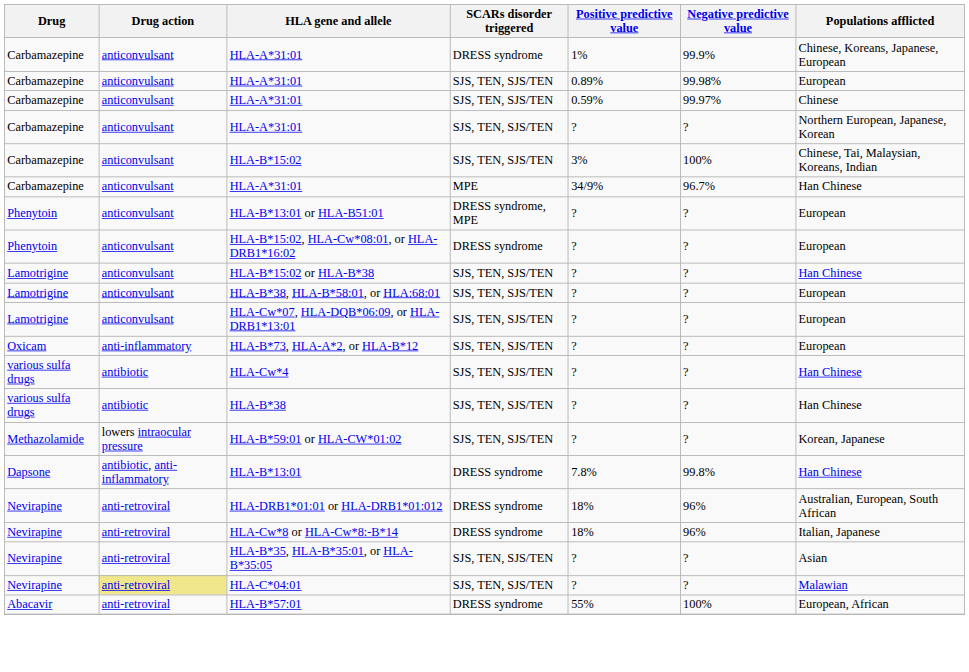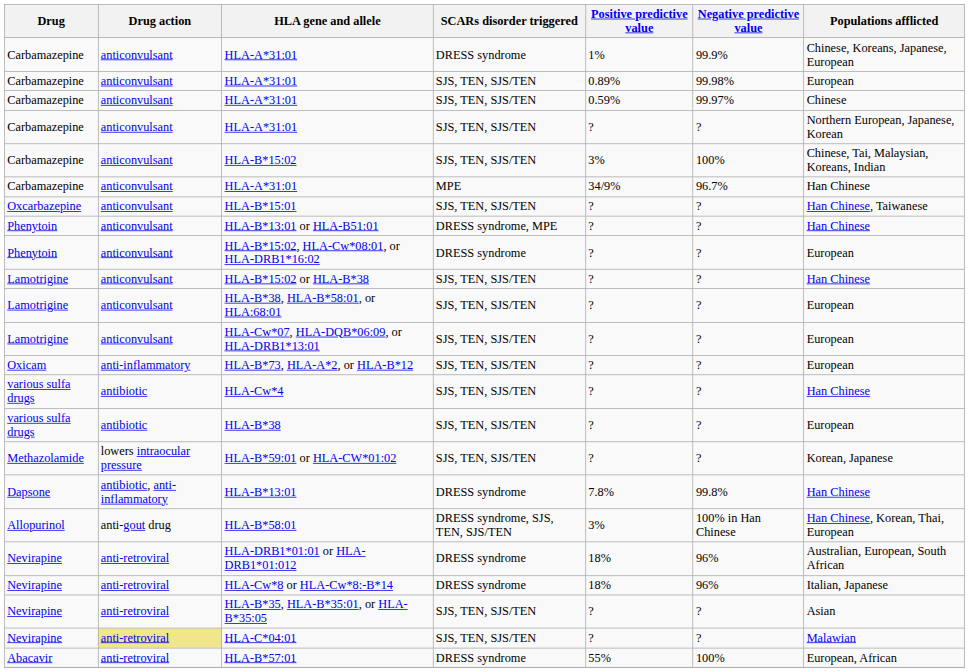+ row: (261, 206)
(822, 213) European -> (838, 226) Han Chinese
(830, 405) Han Chinese -> (830, 425) European
+ row: (261, 525)
